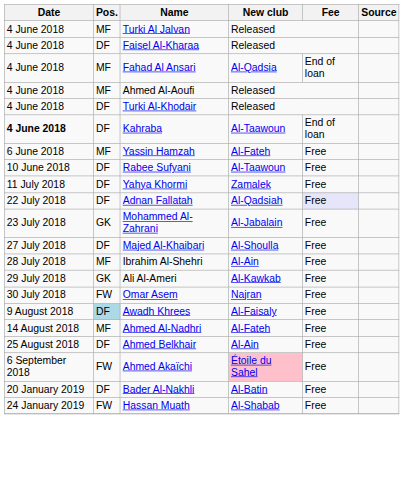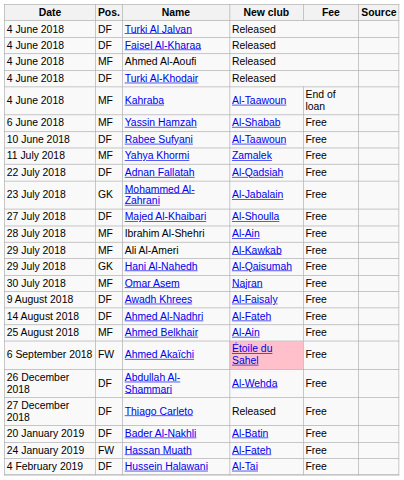(103, 29) MF -> (105, 29) DF
- row: (159, 68)
(36, 129) bold -> (35, 101) normal
(103, 129) DF -> (105, 101) MF
(251, 151) Al-Fateh -> (256, 123) Al-Shabab
(103, 184) DF -> (105, 156) MF
(316, 201) lavender background -> (316, 172) no background
(103, 278) GK -> (105, 250) MF
+ row: (161, 267)
(104, 295) FW -> (105, 283) MF
(103, 311) lightblue background -> (105, 300) no background
(103, 328) MF -> (105, 316) DF
(103, 344) DF -> (105, 333) MF
+ row: (152, 383)
+ row: (159, 411)
(255, 405) Al-Shabab -> (252, 450) Al-Fateh
+ row: (166, 467)
